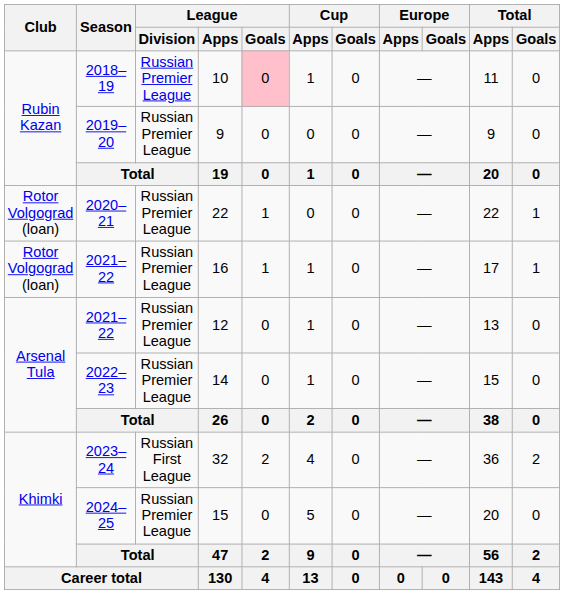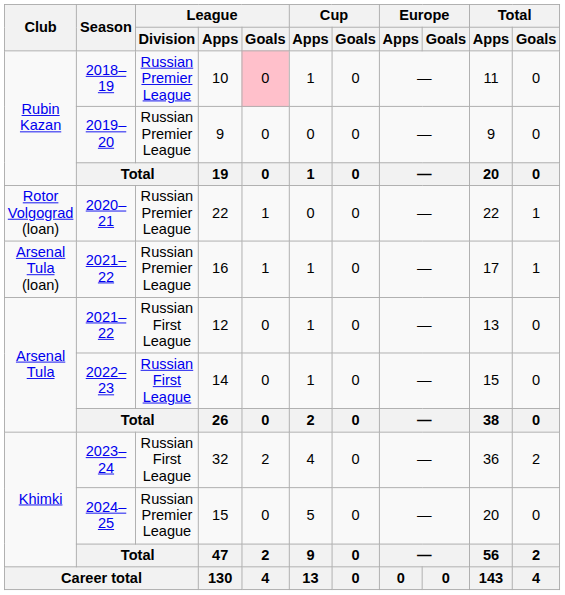(41, 269) Rotor Volgograd (loan) -> (41, 269) Arsenal Tula (loan)
(167, 325) Russian Premier League -> (167, 325) Russian First League
(167, 380) Russian Premier League -> (167, 380) Russian First League
